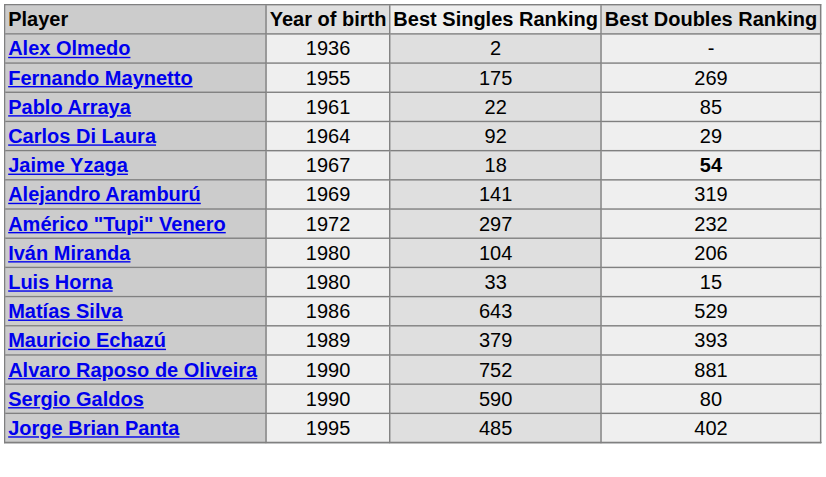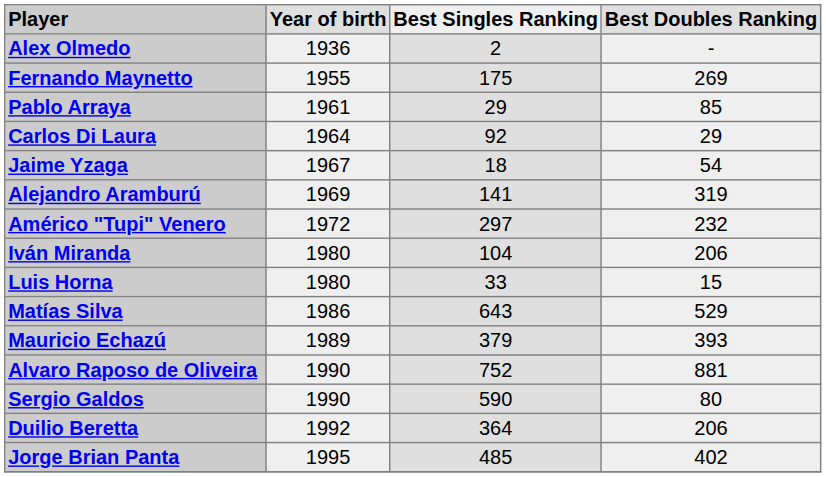(496, 107) 22 -> (496, 107) 29
(711, 165) bold -> (711, 165) normal
+ row: (76, 428)
